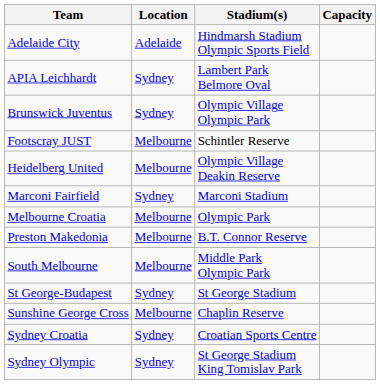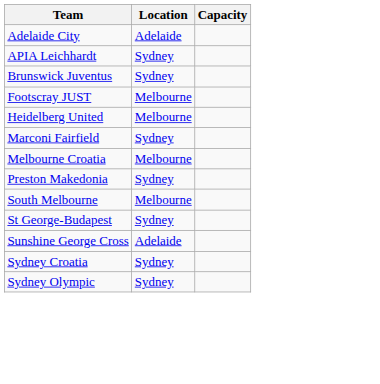- column: (257, 14)
(163, 237) Melbourne -> (154, 179) Sydney
(163, 313) Melbourne -> (158, 240) Adelaide
